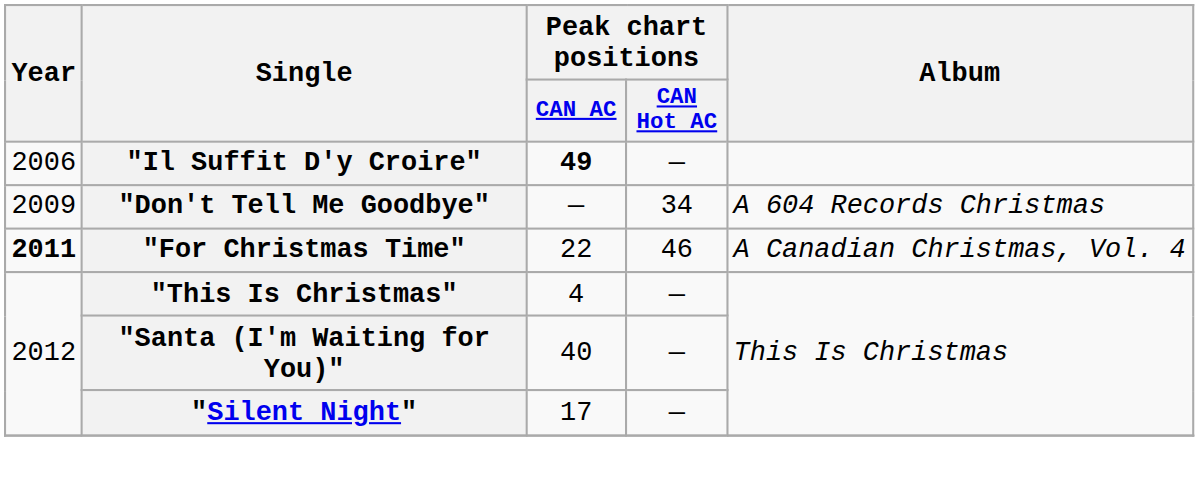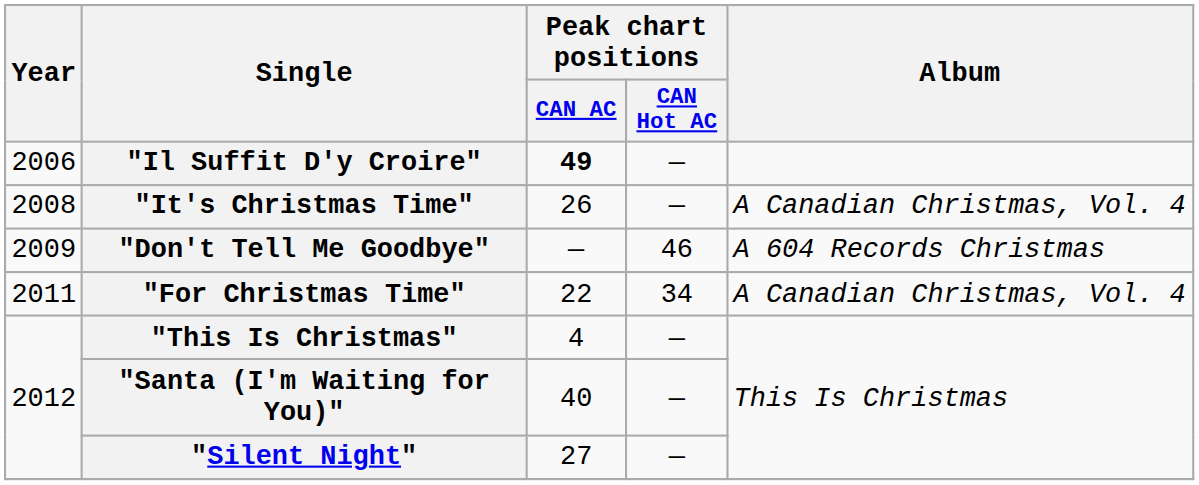+ row: (304, 206)
(677, 206) 34 -> (677, 250) 46
(44, 250) bold -> (44, 294) normal
(677, 250) 46 -> (677, 294) 34
(576, 413) 17 -> (576, 457) 27
